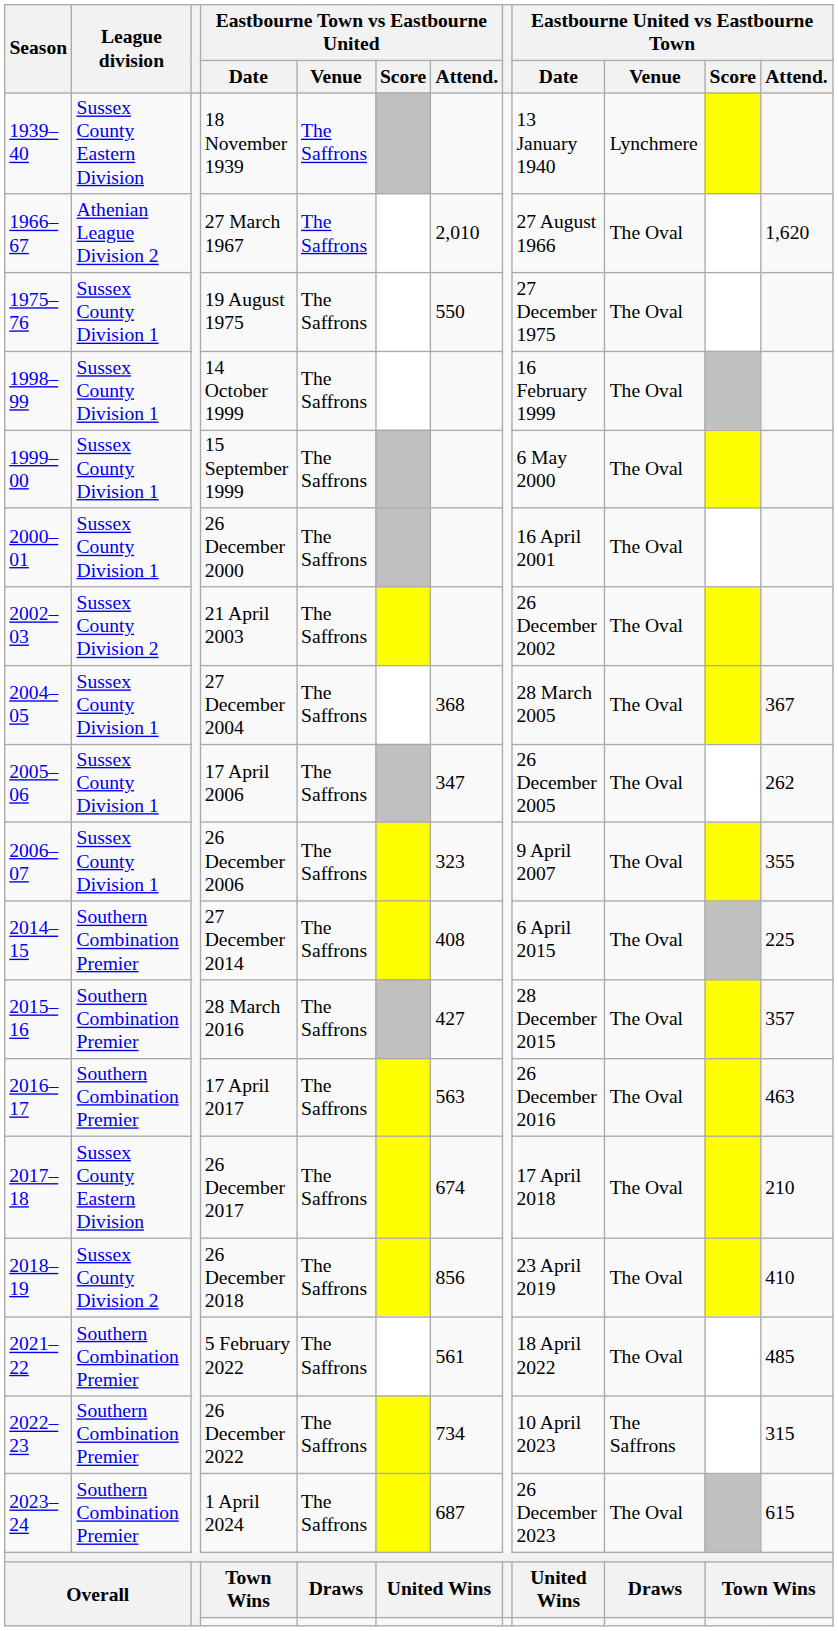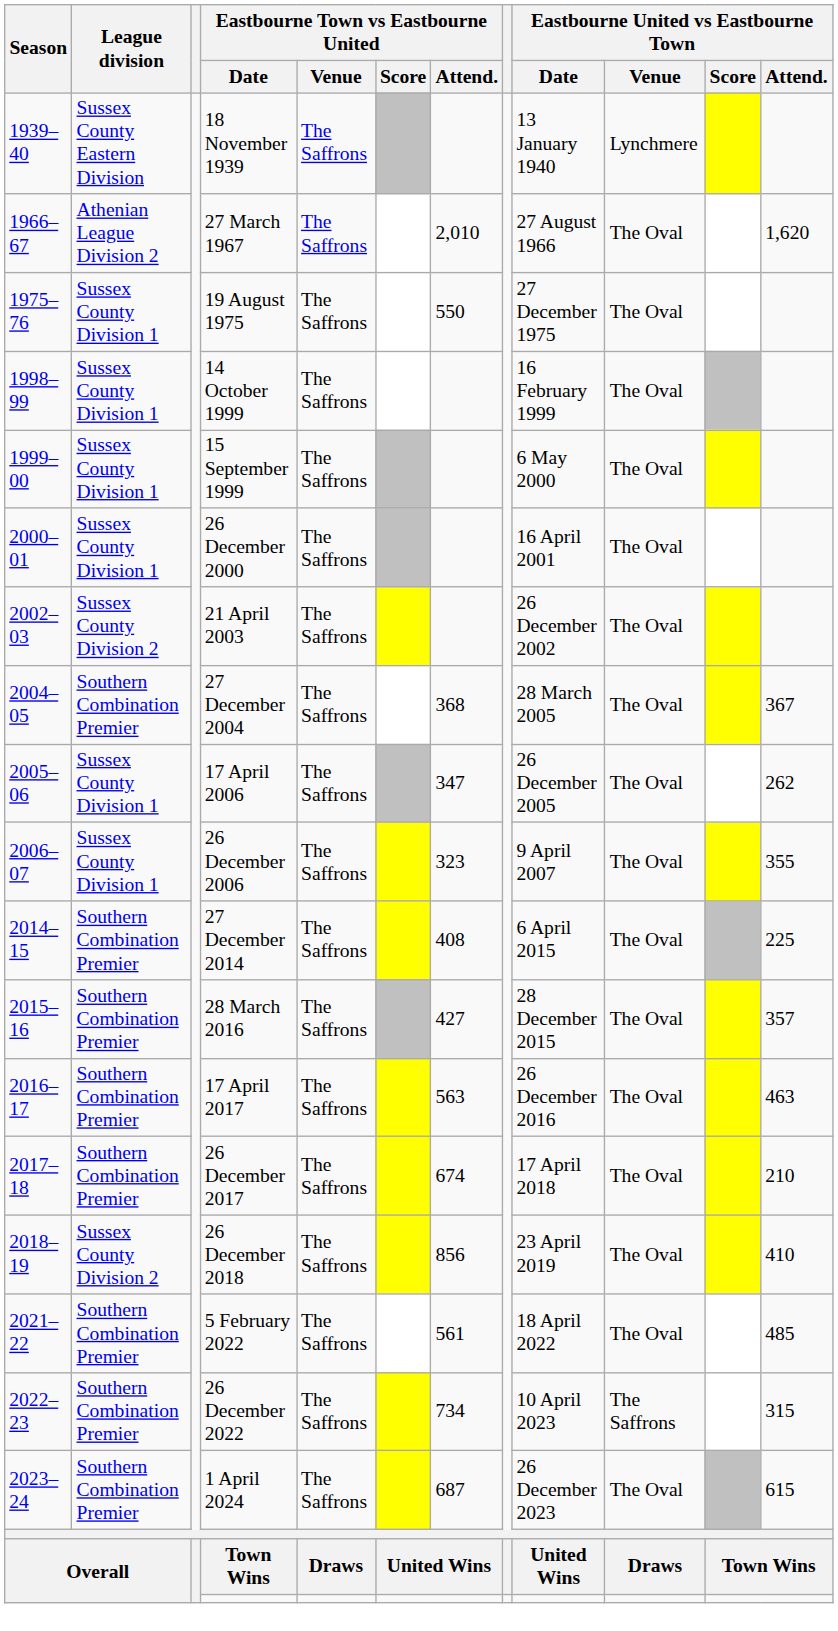(118, 704) Sussex County Division 1 -> (128, 704) Southern Combination Premier
(110, 1187) Sussex County Eastern Division -> (128, 1176) Southern Combination Premier
